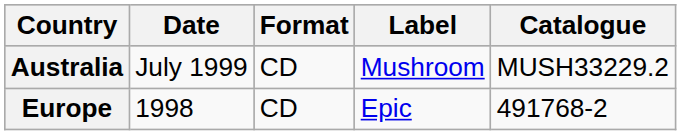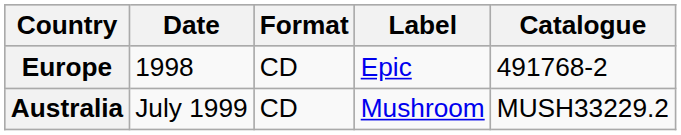rows swapped: (67, 108) <-> (67, 66)
